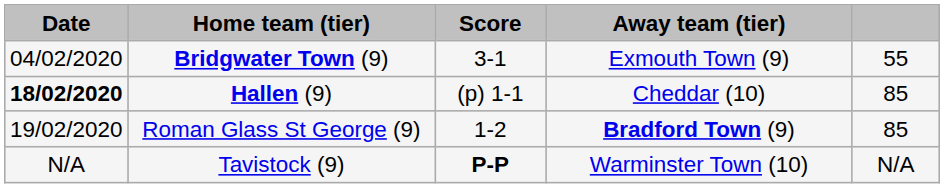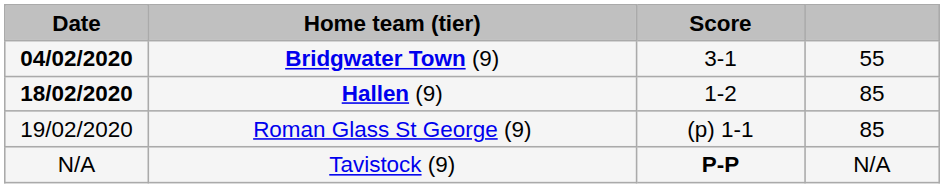- column: (699, 23)
(66, 58) normal -> (77, 58) bold
(490, 94) (p) 1-1 -> (720, 94) 1-2
(490, 129) 1-2 -> (720, 129) (p) 1-1
